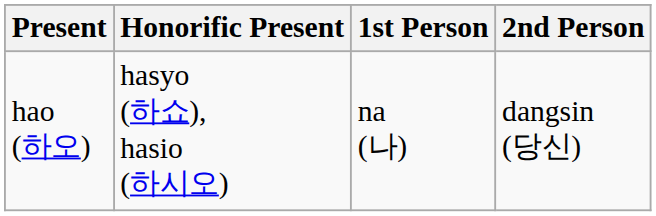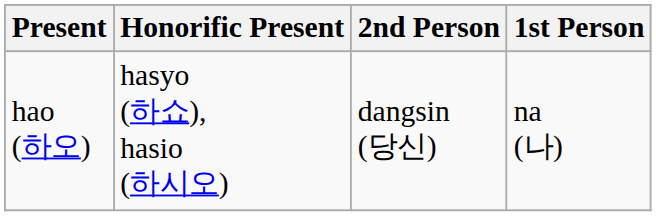columns swapped: (423, 27) <-> (573, 27)
